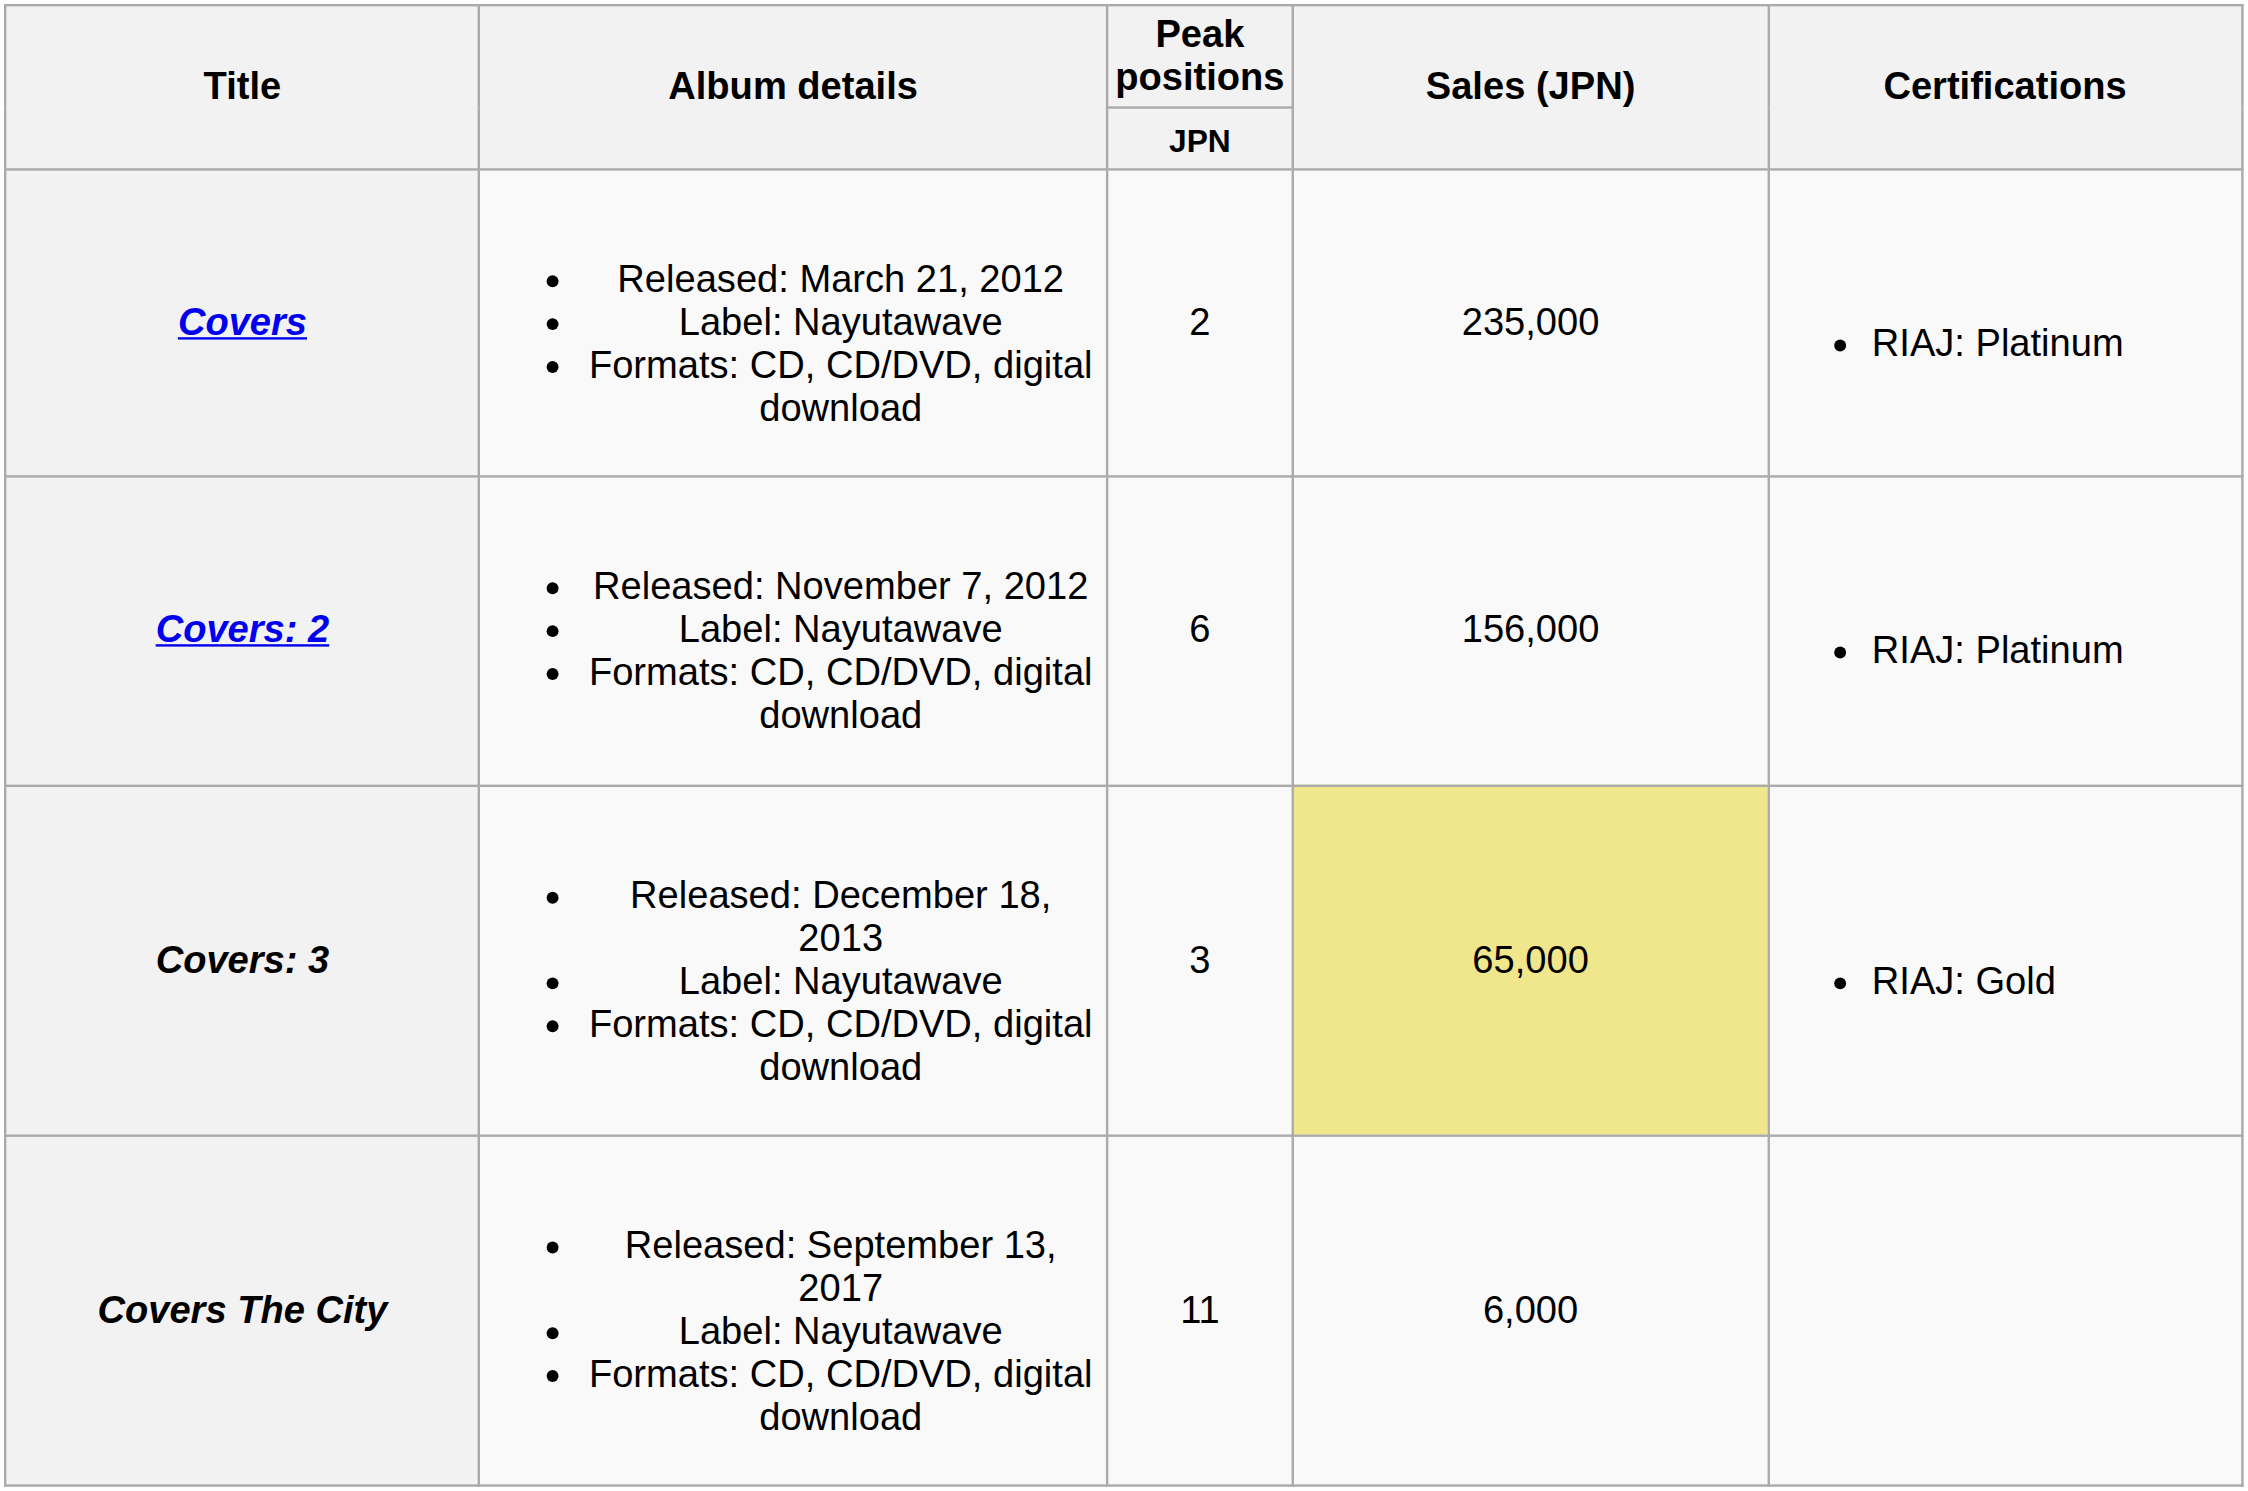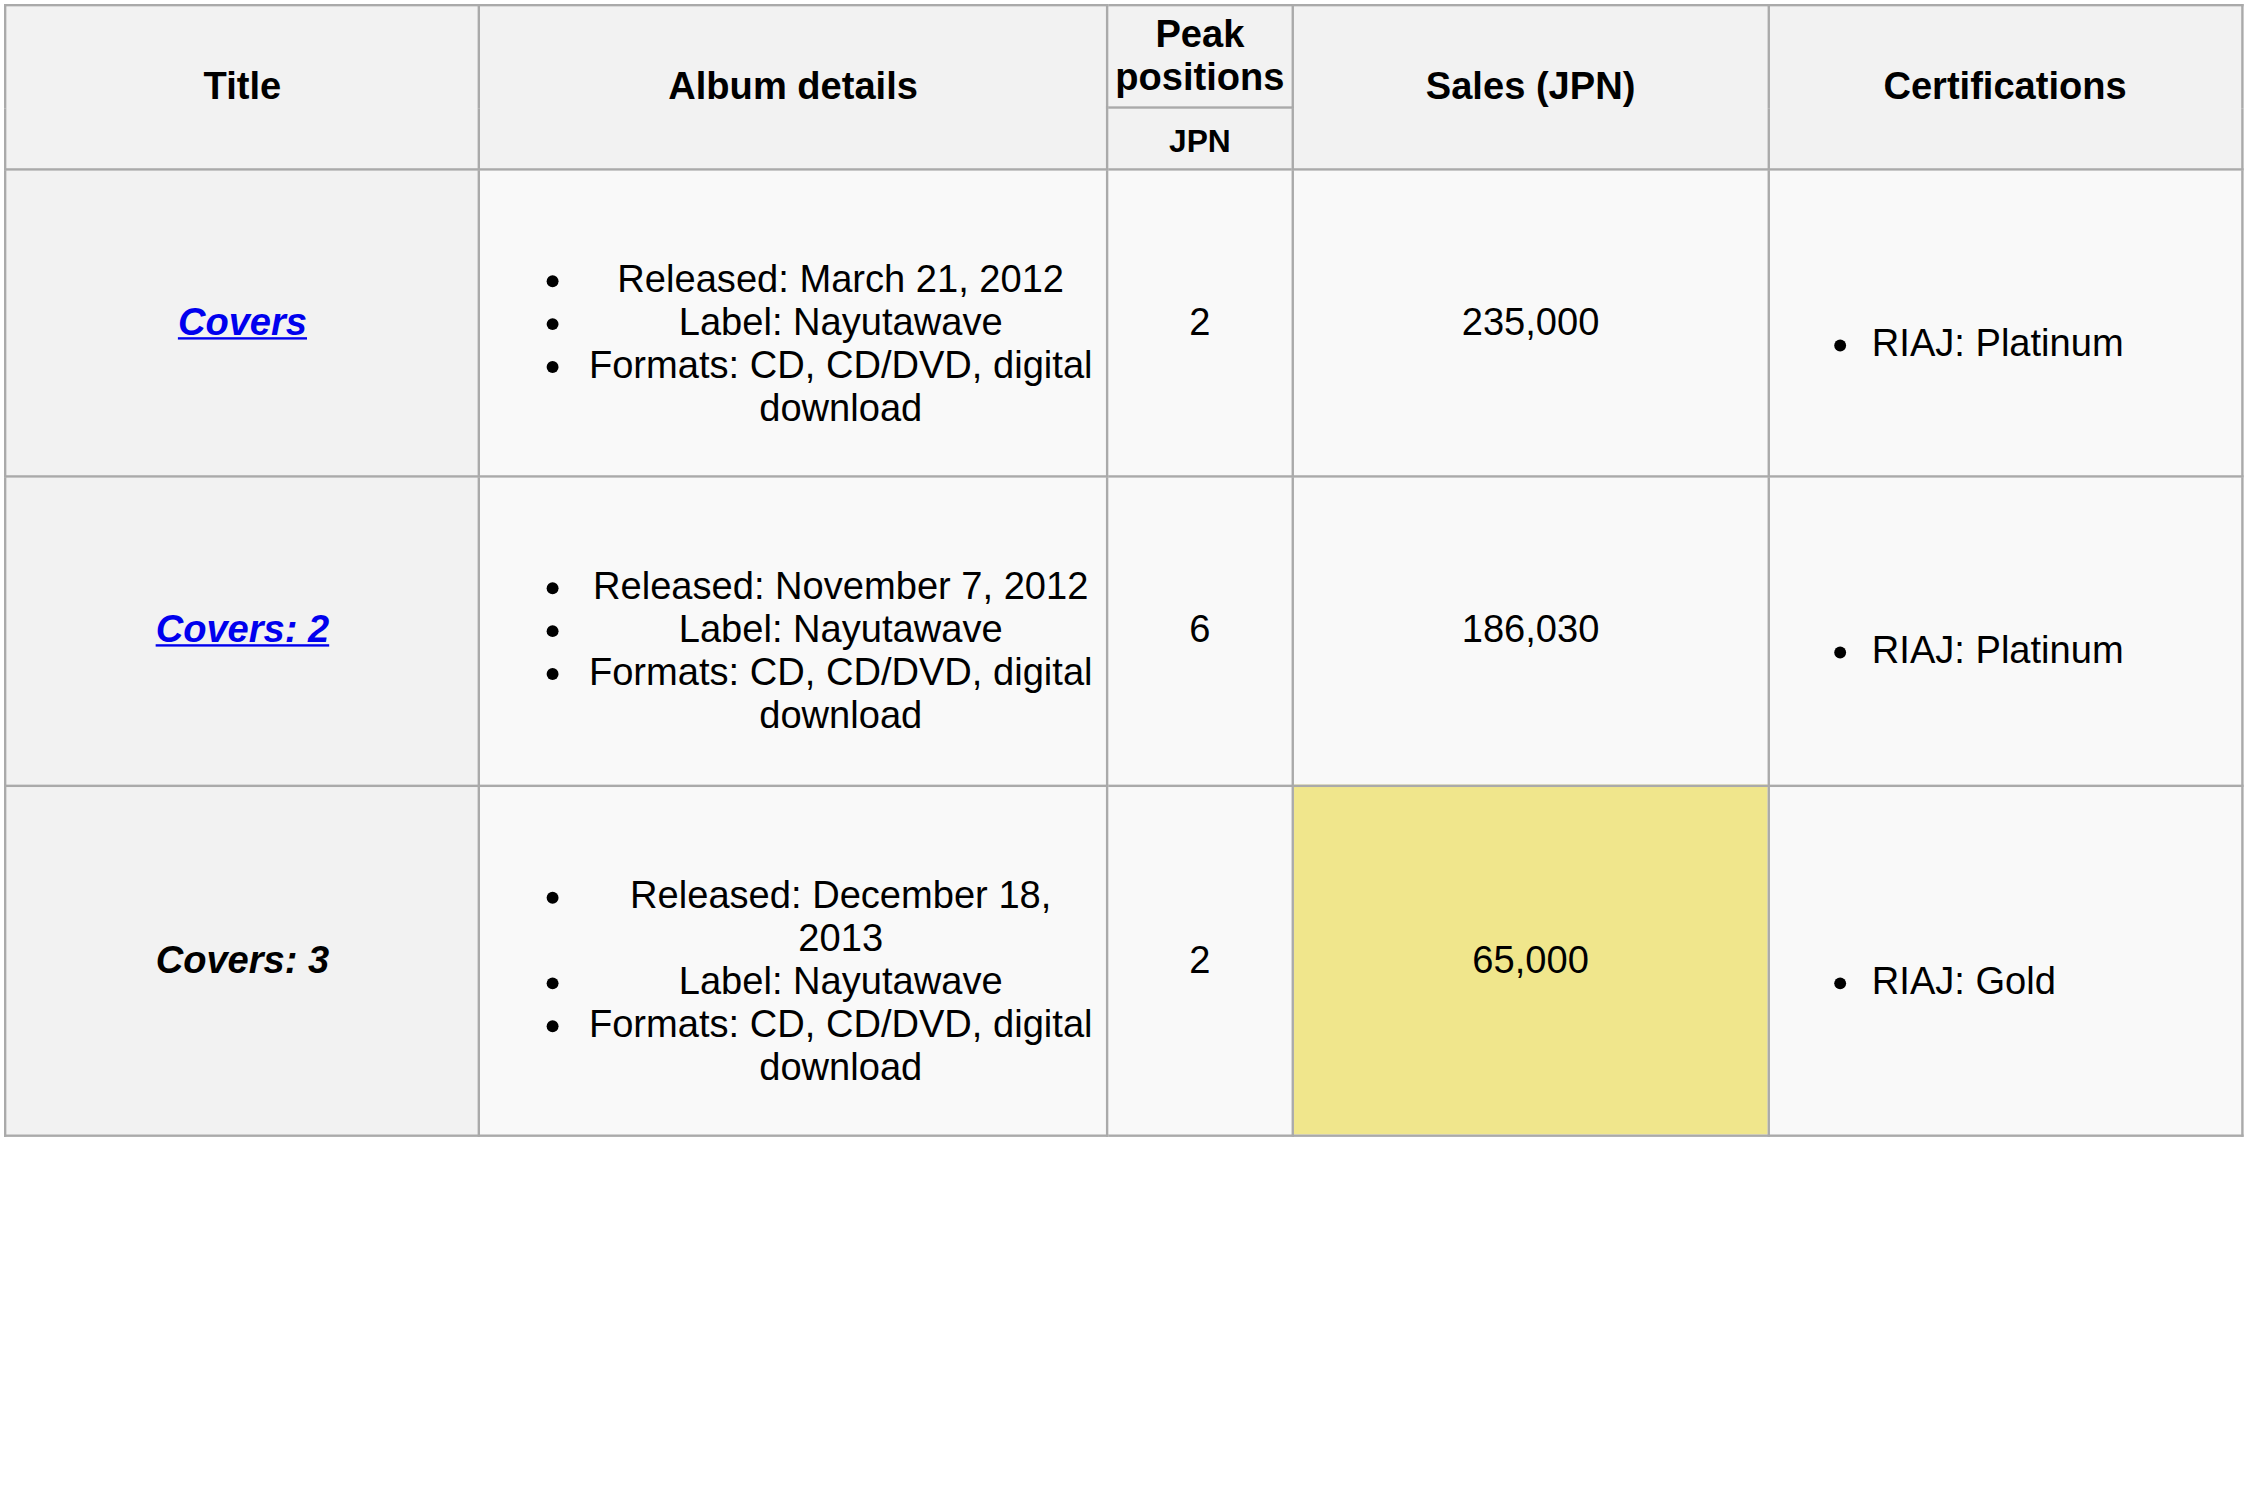(1531, 629) 156,000 -> (1531, 629) 186,030
(1200, 959) 3 -> (1200, 959) 2
- row: (242, 1310)
